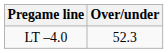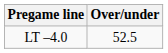(125, 37) 52.3 -> (125, 37) 52.5
